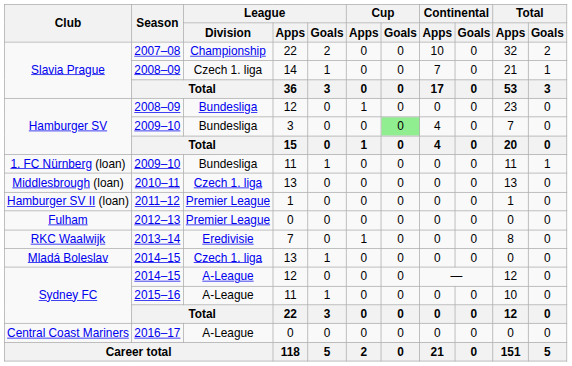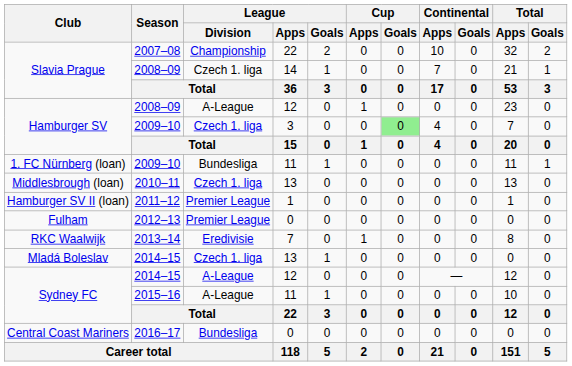(228, 107) Bundesliga -> (228, 107) A-League
(228, 126) Bundesliga -> (228, 126) Czech 1. liga
(228, 333) A-League -> (228, 333) Bundesliga
